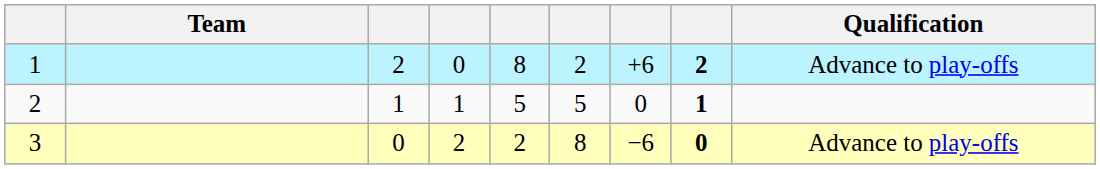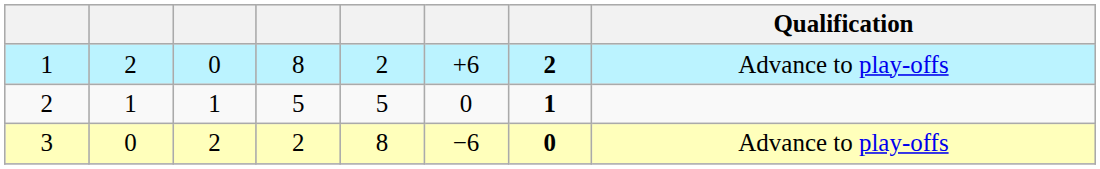- column: (217, 24)
